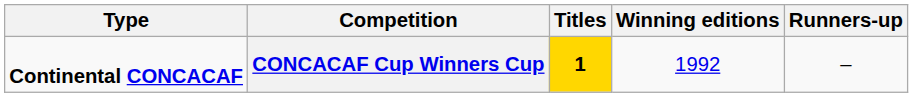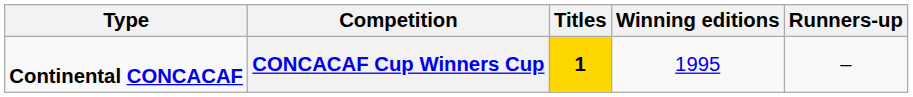(698, 64) 1992 -> (698, 64) 1995
